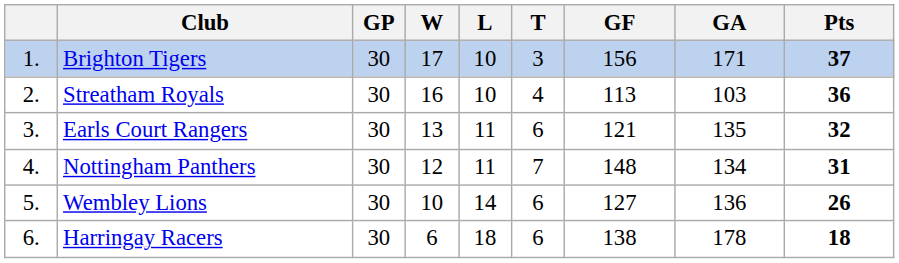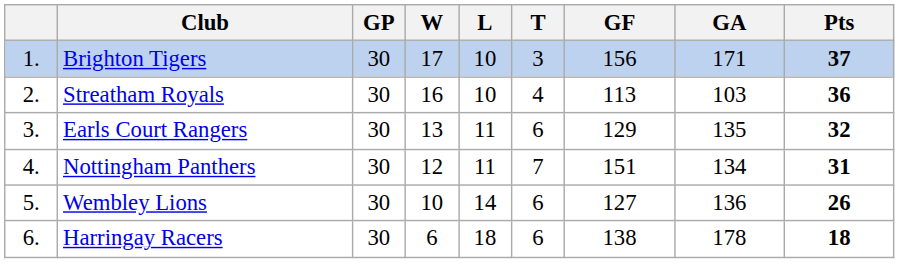(619, 130) 121 -> (619, 130) 129
(619, 166) 148 -> (619, 166) 151
